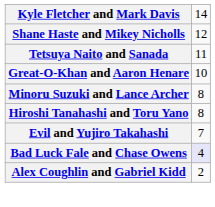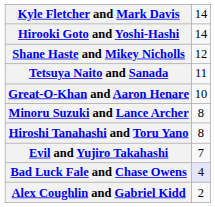+ row: (99, 34)
